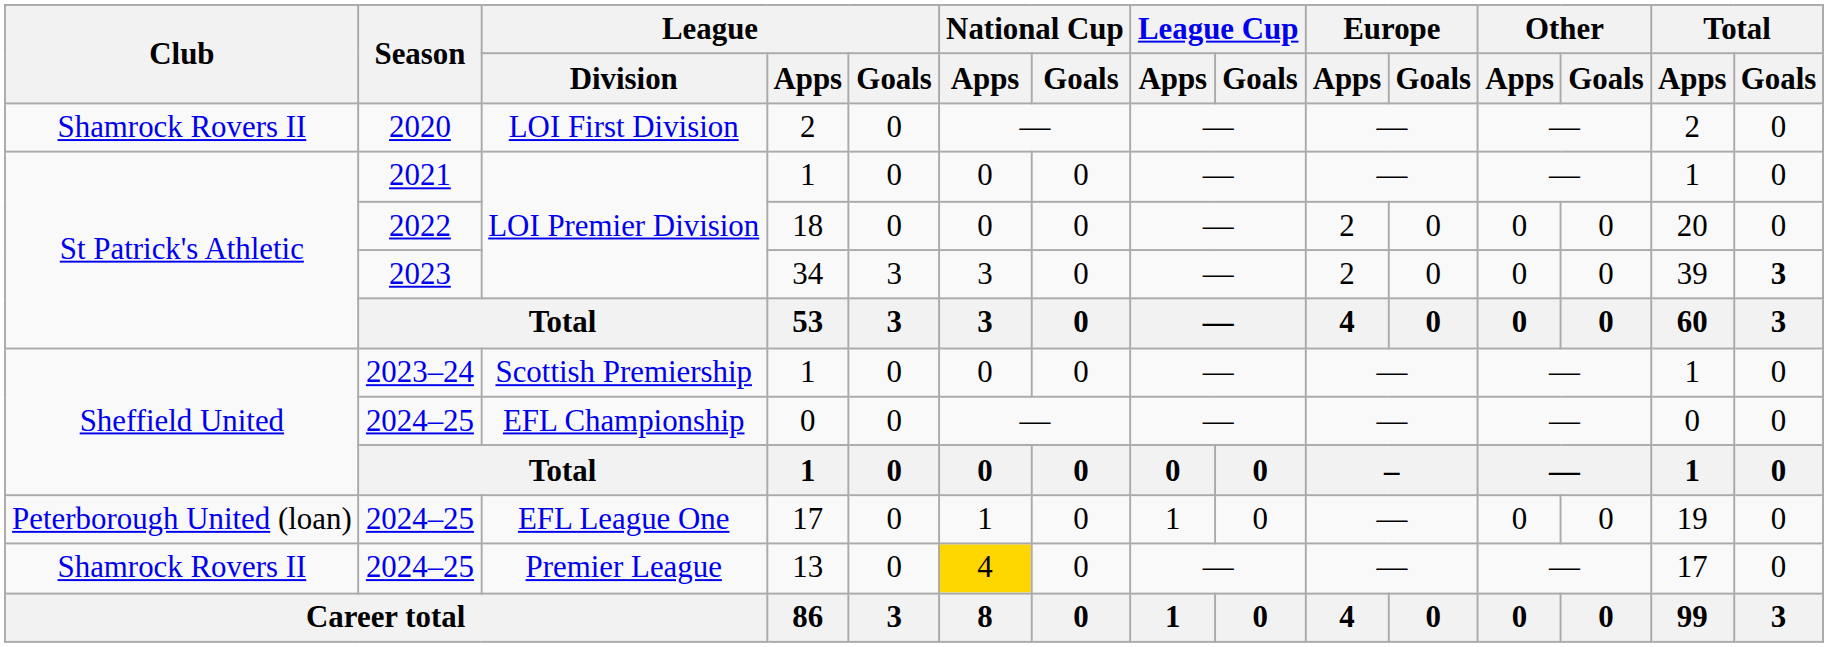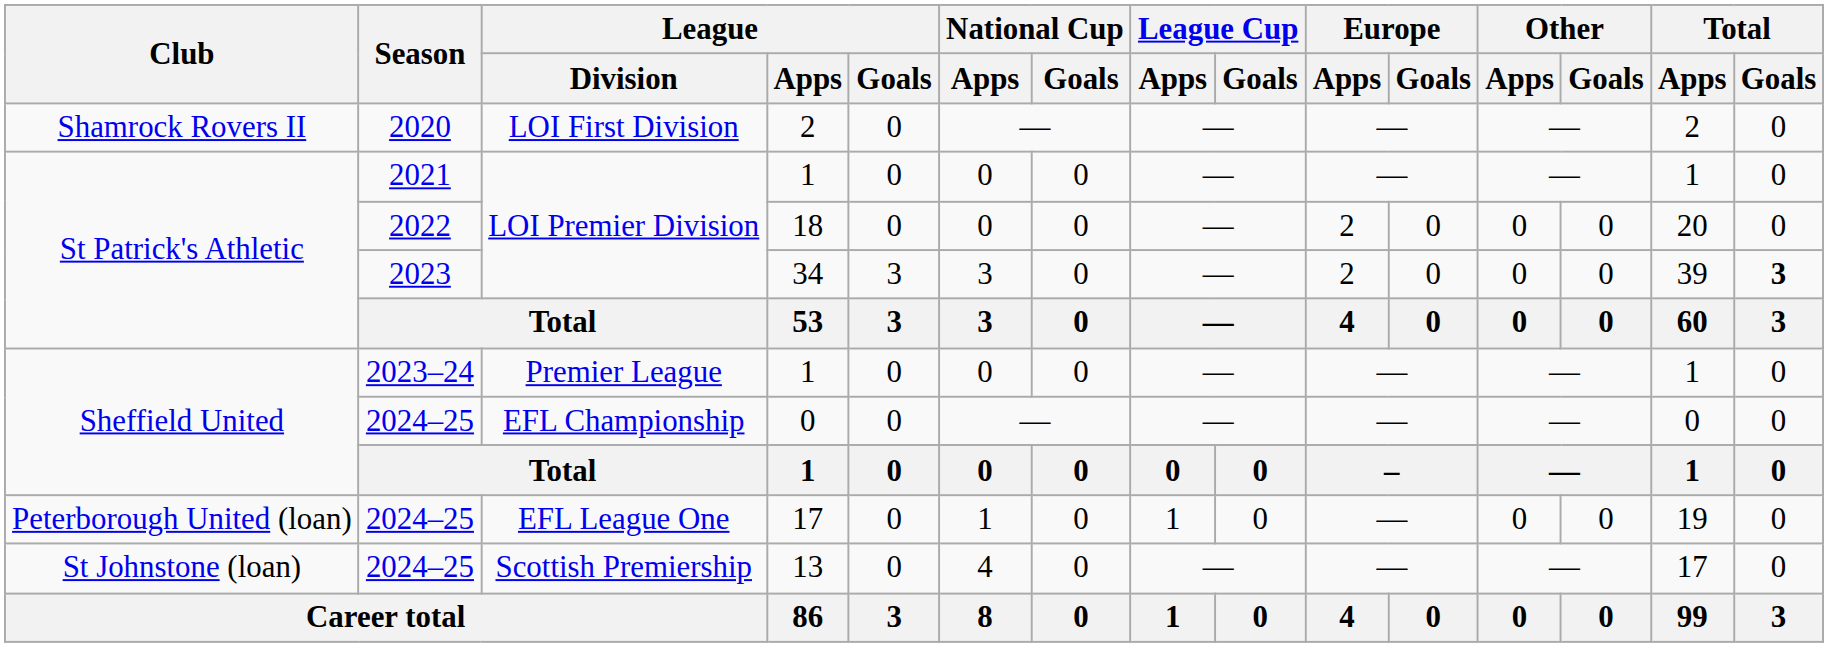(624, 371) Scottish Premiership -> (624, 371) Premier League
(182, 567) Shamrock Rovers II -> (182, 567) St Johnstone (loan)
(624, 567) Premier League -> (624, 567) Scottish Premiership
(985, 567) gold background -> (985, 567) no background
